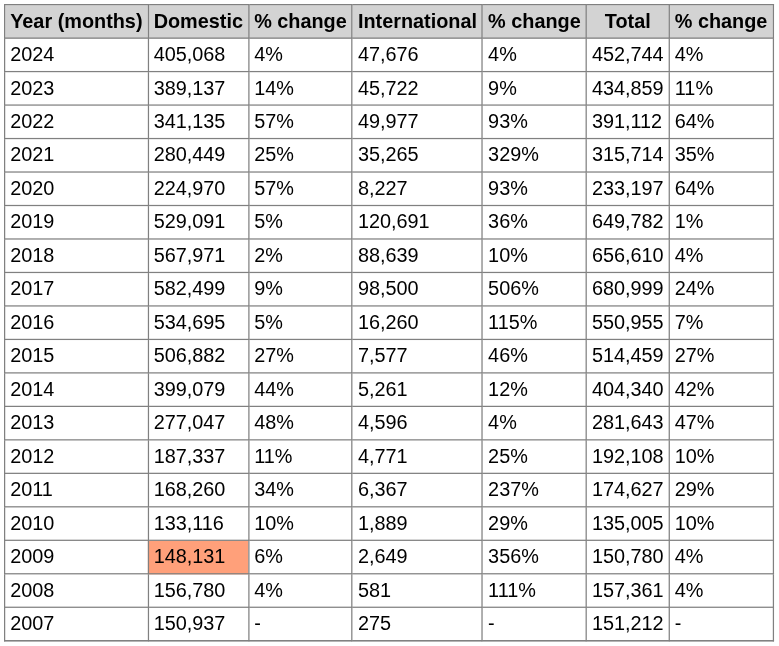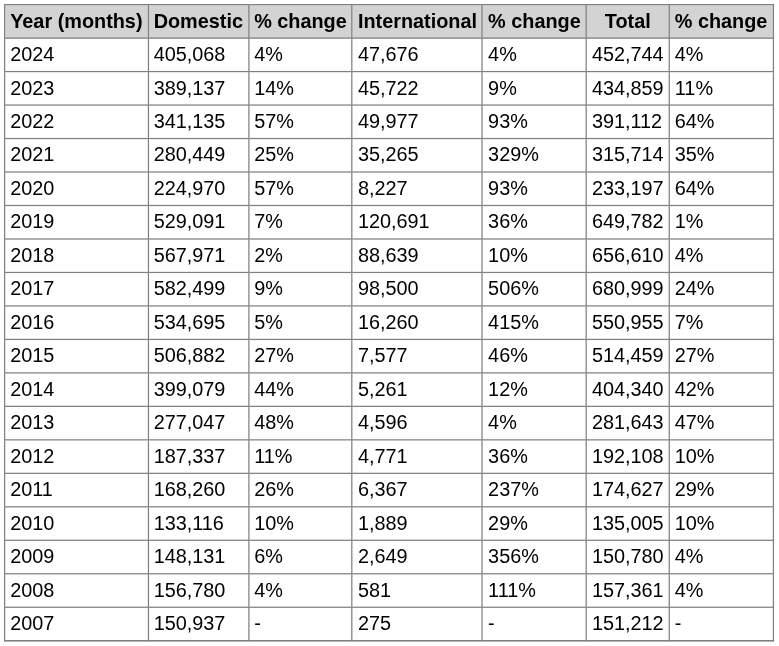(268, 222) 5% -> (268, 222) 7%
(513, 322) 115% -> (513, 322) 415%
(508, 456) 25% -> (508, 456) 36%
(274, 489) 34% -> (274, 489) 26%
(190, 556) lightsalmon background -> (190, 556) no background
